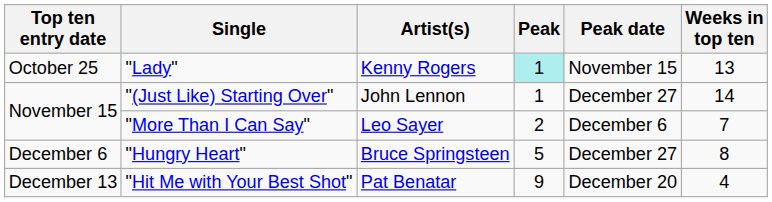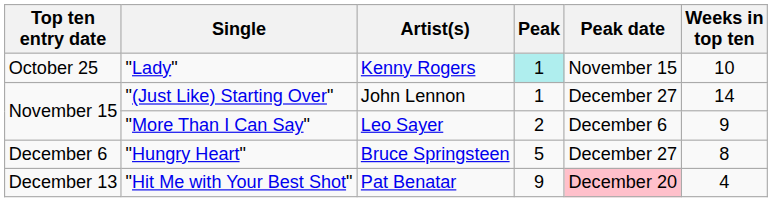(724, 67) 13 -> (724, 67) 10
(724, 125) 7 -> (724, 125) 9
(623, 182) no background -> (623, 182) pink background
